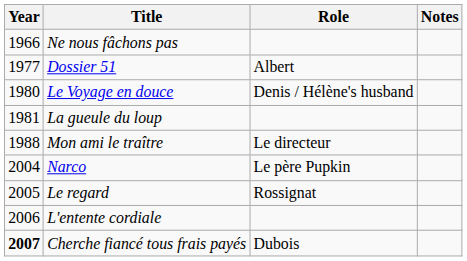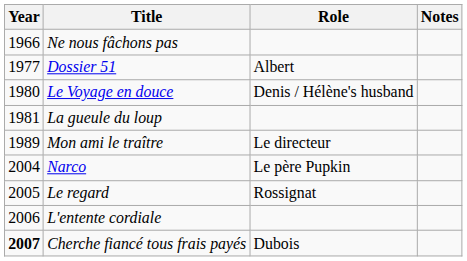(24, 142) 1988 -> (24, 142) 1989
